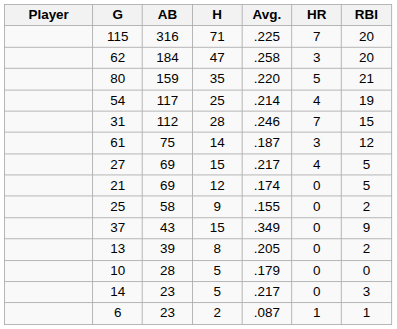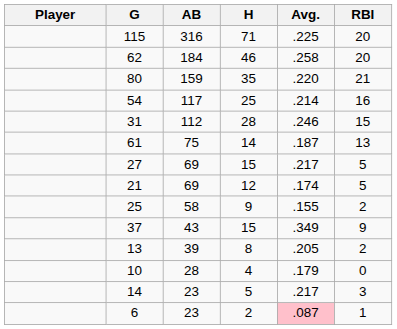- column: (317, 15)
(217, 57) 47 -> (249, 57) 46
(366, 100) 19 -> (363, 100) 16
(366, 143) 12 -> (363, 143) 13
(217, 270) 5 -> (249, 270) 4
(267, 313) no background -> (306, 313) pink background
